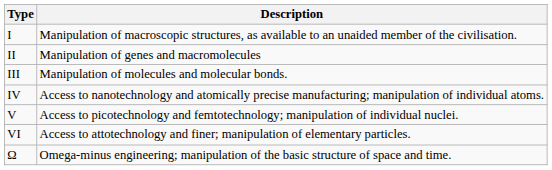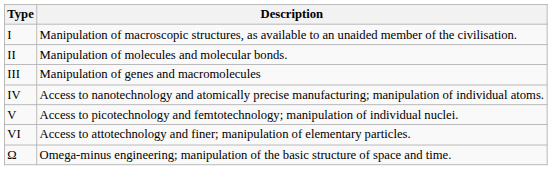(150, 54) Manipulation of genes and macromolecules -> (163, 54) Manipulation of molecules and molecular bonds.
(163, 74) Manipulation of molecules and molecular bonds. -> (150, 74) Manipulation of genes and macromolecules
